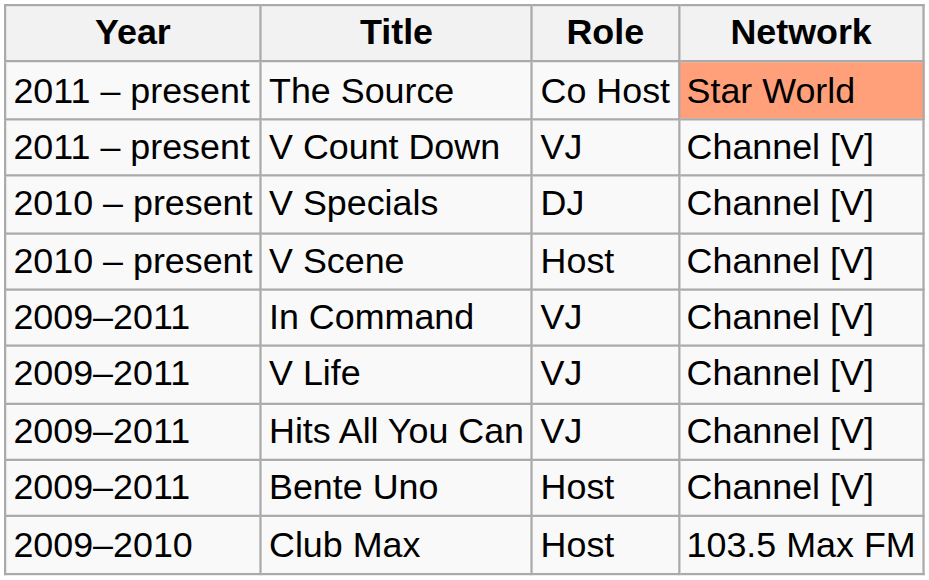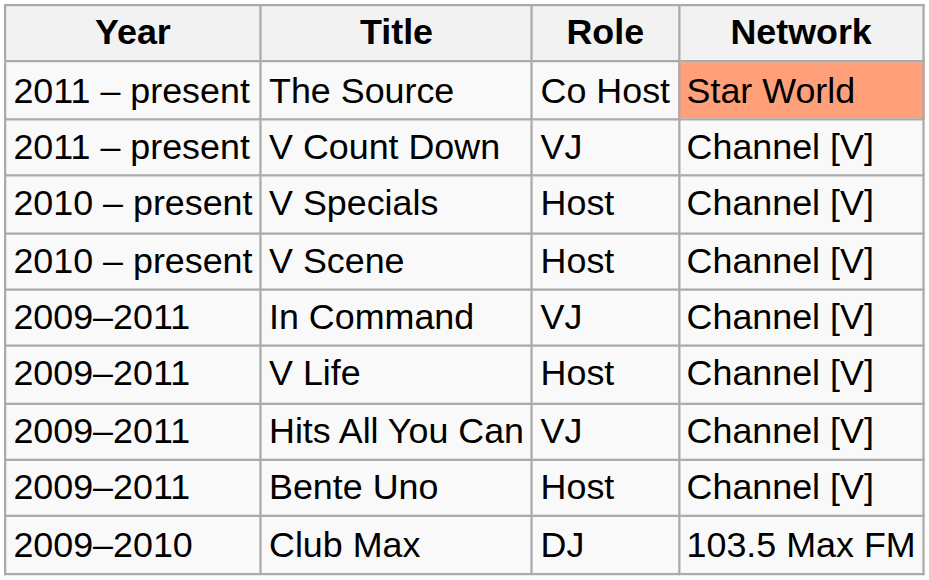(562, 203) DJ -> (577, 203) Host
(561, 373) VJ -> (577, 373) Host
(577, 544) Host -> (562, 544) DJ
